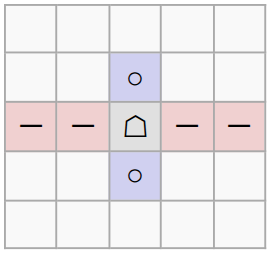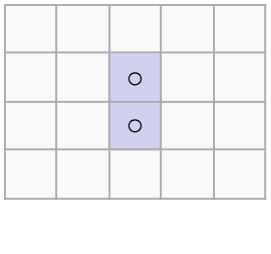- row: (31, 125)
